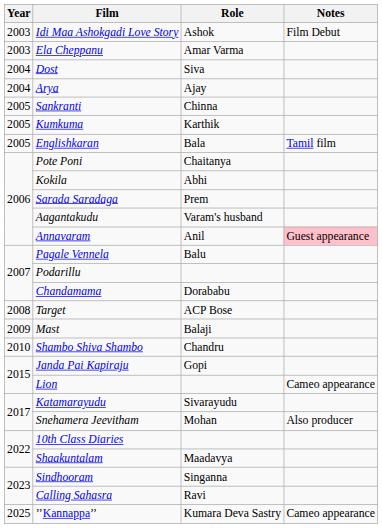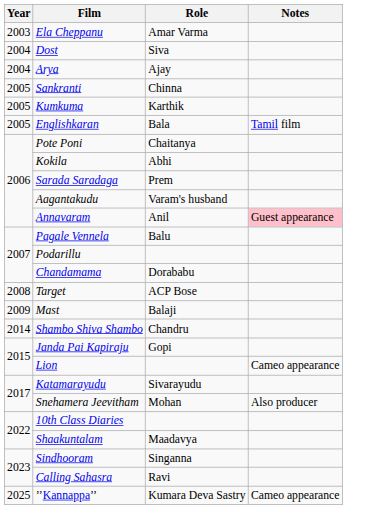- row: (107, 32)
(19, 347) 2010 -> (19, 328) 2014
